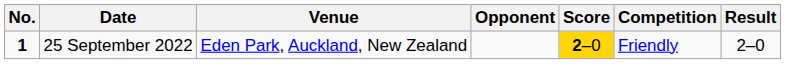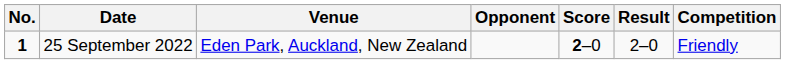columns swapped: (751, 17) <-> (667, 17)
(586, 44) gold background -> (586, 44) no background
